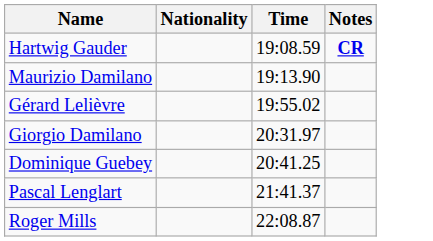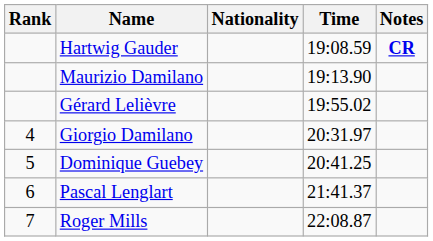+ column: (30, 18)
